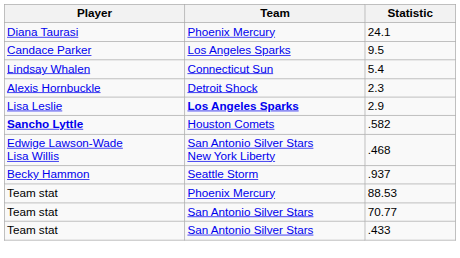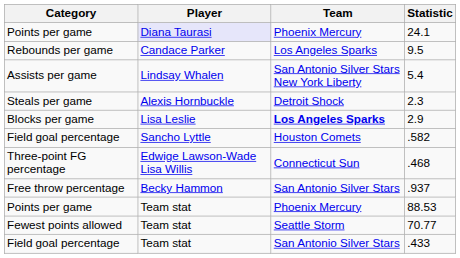+ column: (71, 13)
(43, 32) no background -> (176, 32) lavender background
(230, 69) Connecticut Sun -> (337, 75) San Antonio Silver Stars New York Liberty
(45, 124) bold -> (176, 138) normal
(250, 149) San Antonio Silver Stars New York Liberty -> (317, 163) Connecticut Sun
(223, 175) Seattle Storm -> (337, 188) San Antonio Silver Stars
(250, 212) San Antonio Silver Stars -> (309, 225) Seattle Storm
